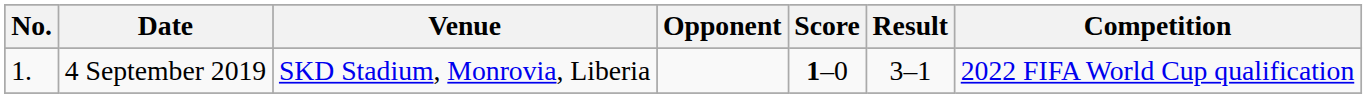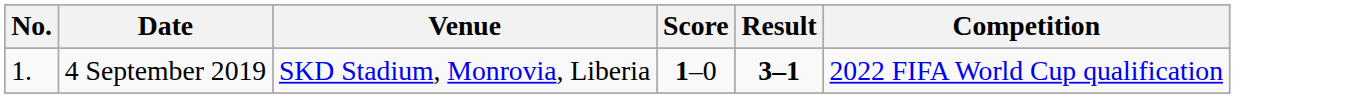- column: (722, 26)
(910, 70) normal -> (779, 70) bold
